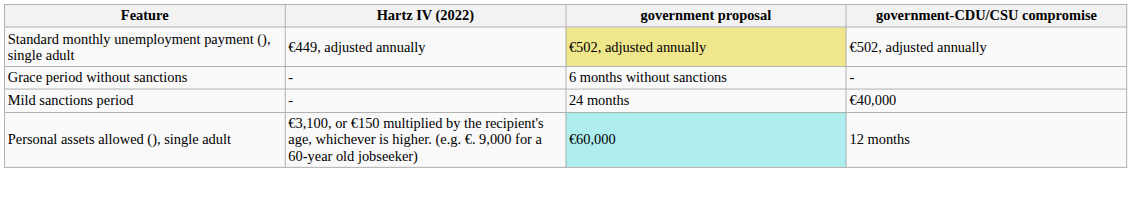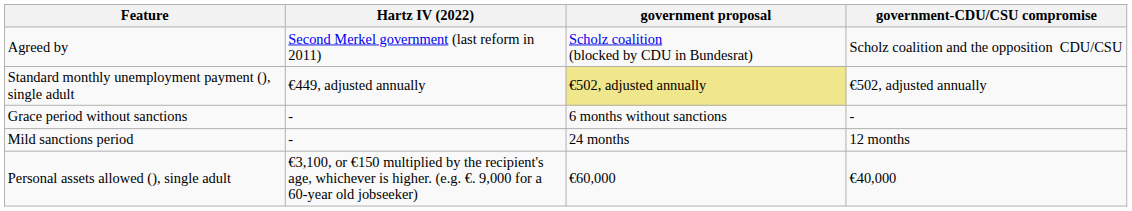+ row: (38, 46)
(873, 100) €40,000 -> (880, 139) 12 months
(592, 139) paleturquoise background -> (592, 178) no background
(880, 139) 12 months -> (873, 178) €40,000
